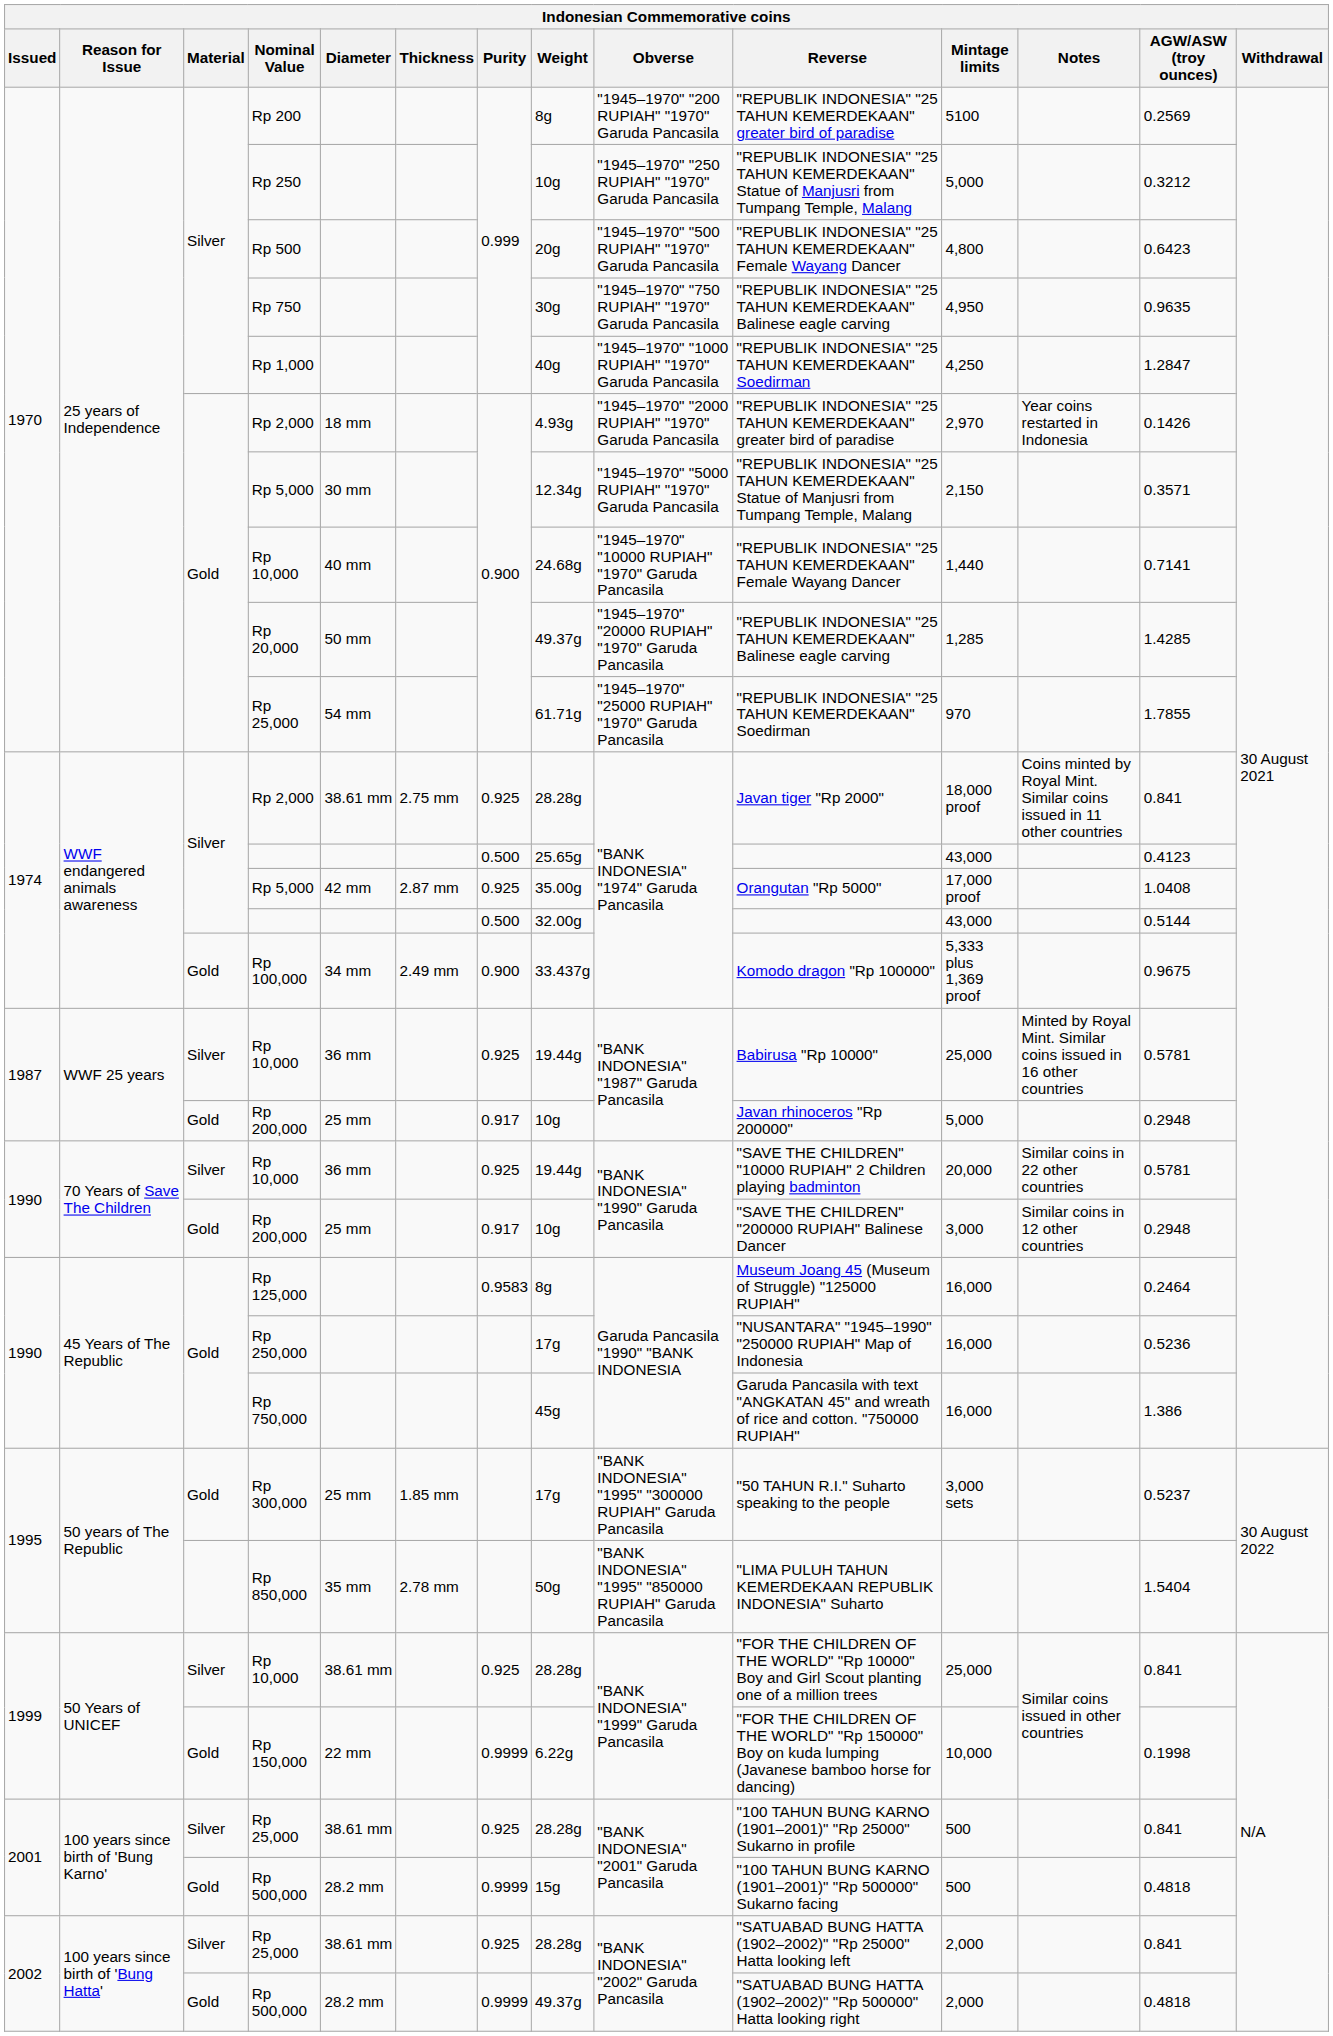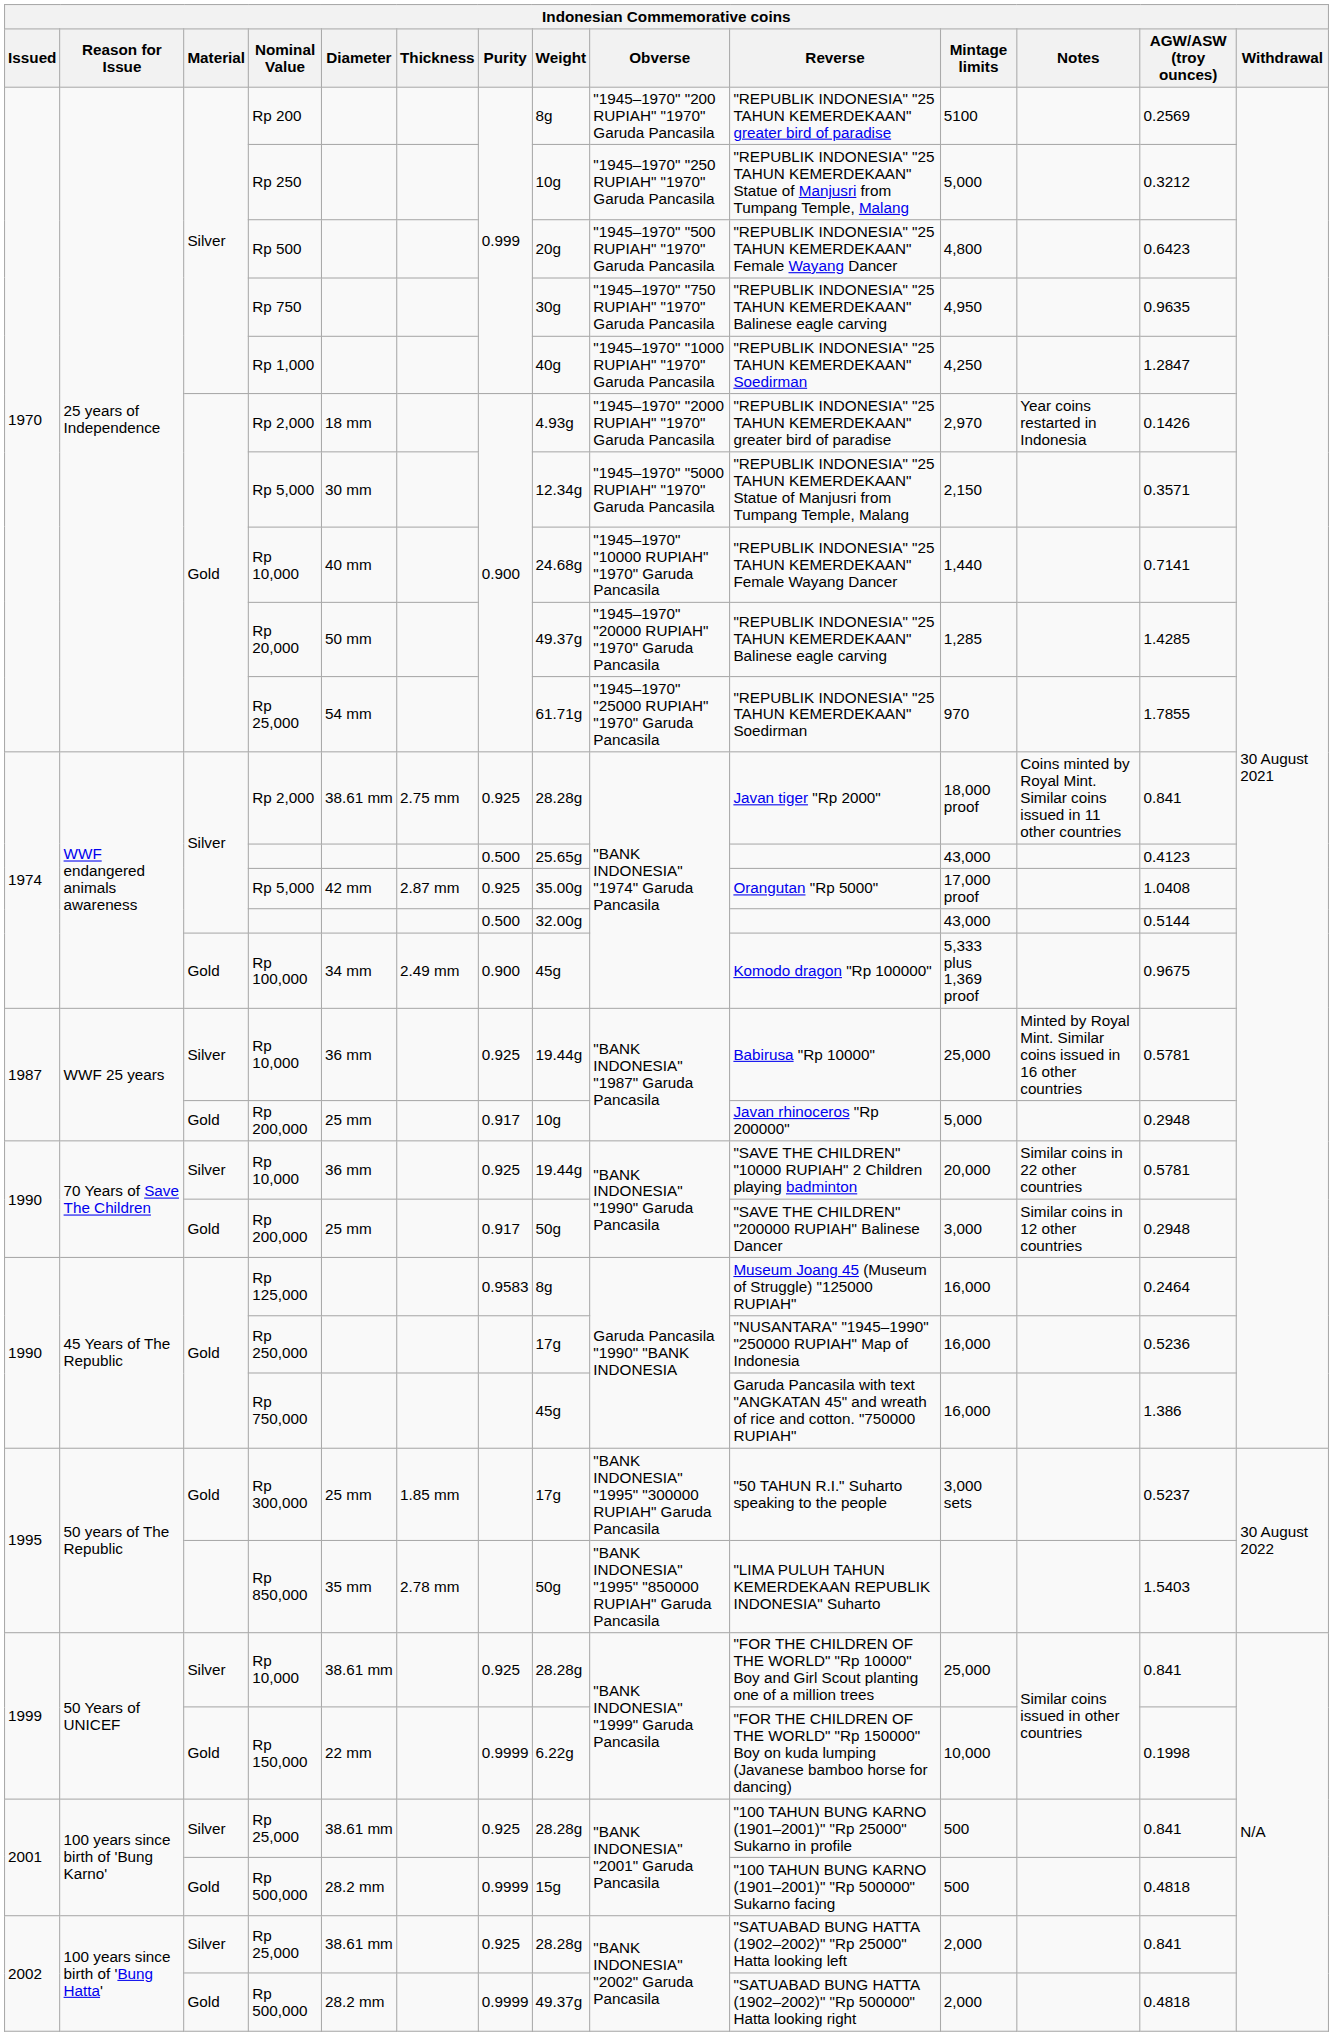(563, 971) 33.437g -> (548, 971) 45g
(548, 1229) 10g -> (548, 1229) 50g
(1167, 1587) 1.5404 -> (1167, 1587) 1.5403
